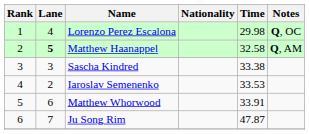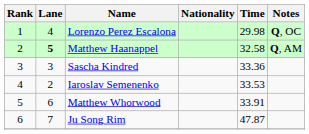(252, 66) 33.38 -> (252, 66) 33.36
